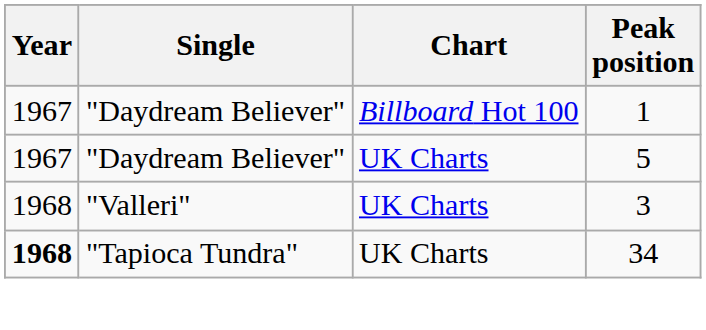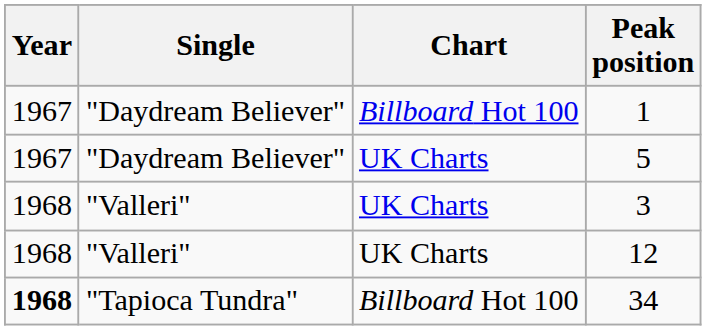+ row: (643, 253)
(424, 253) UK Charts -> (469, 300) Billboard Hot 100
